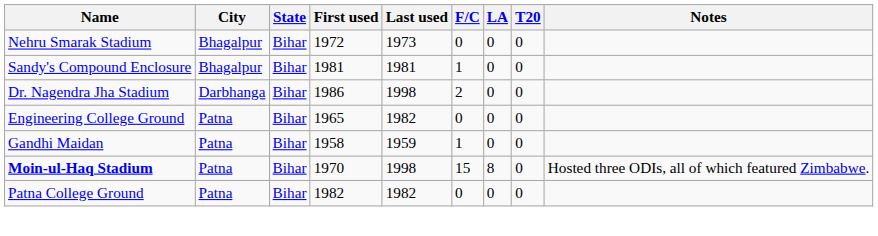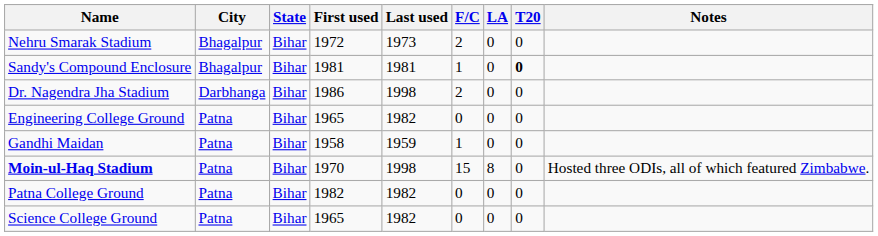(459, 42) 0 -> (459, 42) 2
(519, 67) normal -> (519, 67) bold
+ row: (83, 218)
